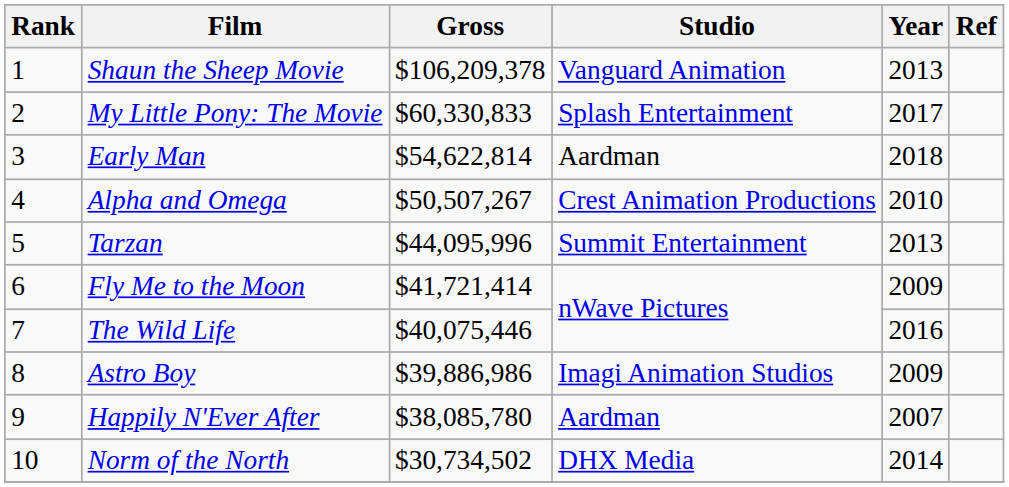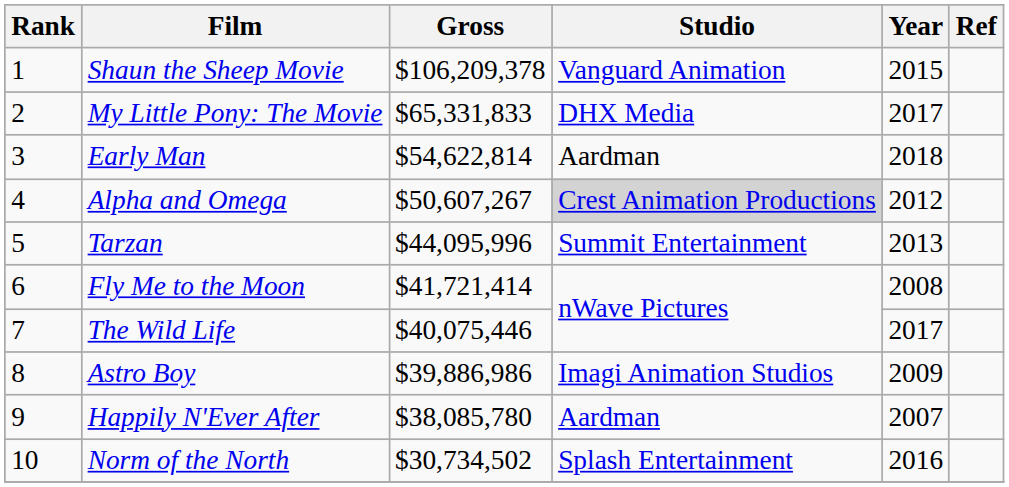(916, 69) 2013 -> (916, 69) 2015
(463, 112) $60,330,833 -> (463, 112) $65,331,833
(676, 112) Splash Entertainment -> (626, 112) DHX Media
(463, 199) $50,507,267 -> (463, 199) $50,607,267
(717, 199) no background -> (717, 199) lightgrey background
(916, 199) 2010 -> (916, 199) 2012
(916, 286) 2009 -> (916, 286) 2008
(916, 329) 2016 -> (916, 329) 2017
(626, 460) DHX Media -> (676, 460) Splash Entertainment
(916, 460) 2014 -> (916, 460) 2016
